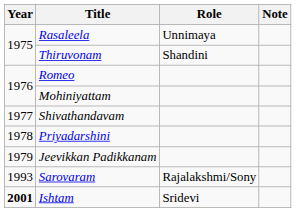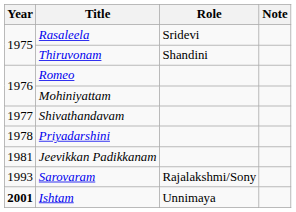(189, 34) Unnimaya -> (181, 34) Sridevi
(20, 156) 1979 -> (20, 156) 1981
(181, 197) Sridevi -> (189, 197) Unnimaya
